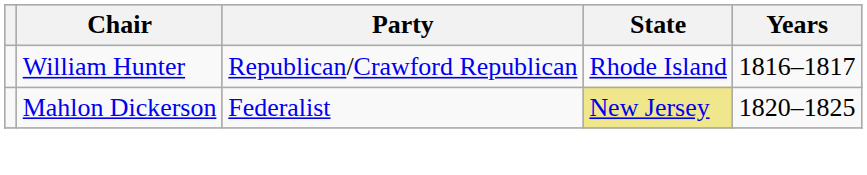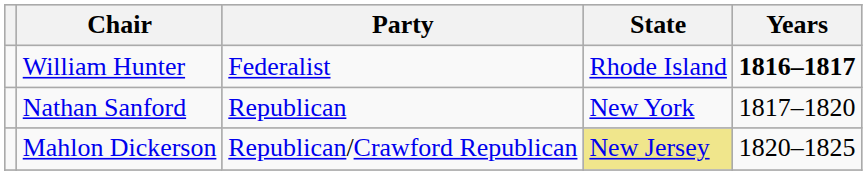(403, 66) Republican/Crawford Republican -> (279, 66) Federalist
(797, 66) normal -> (797, 66) bold
+ row: (104, 107)
(279, 107) Federalist -> (403, 148) Republican/Crawford Republican
